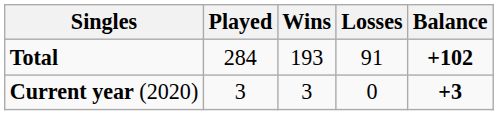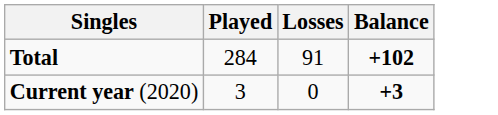- column: (307, 22)
